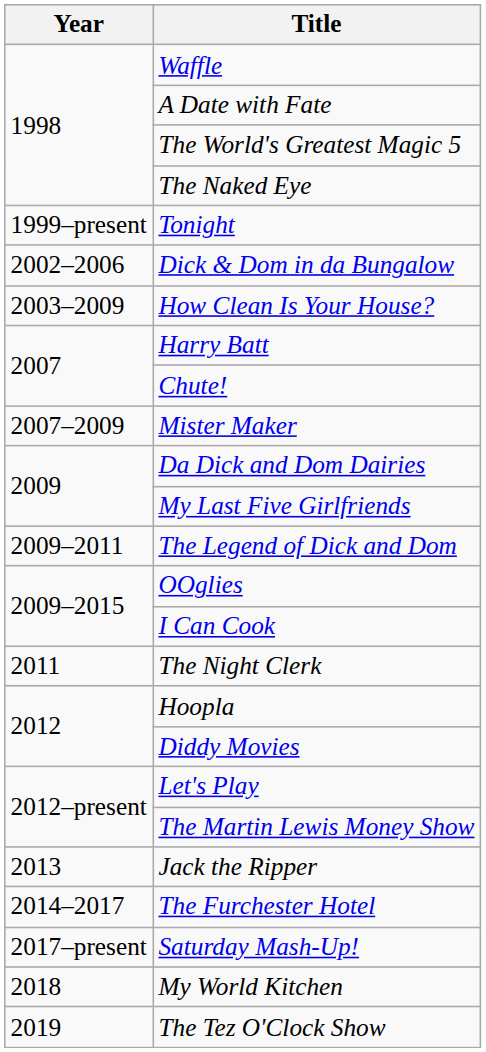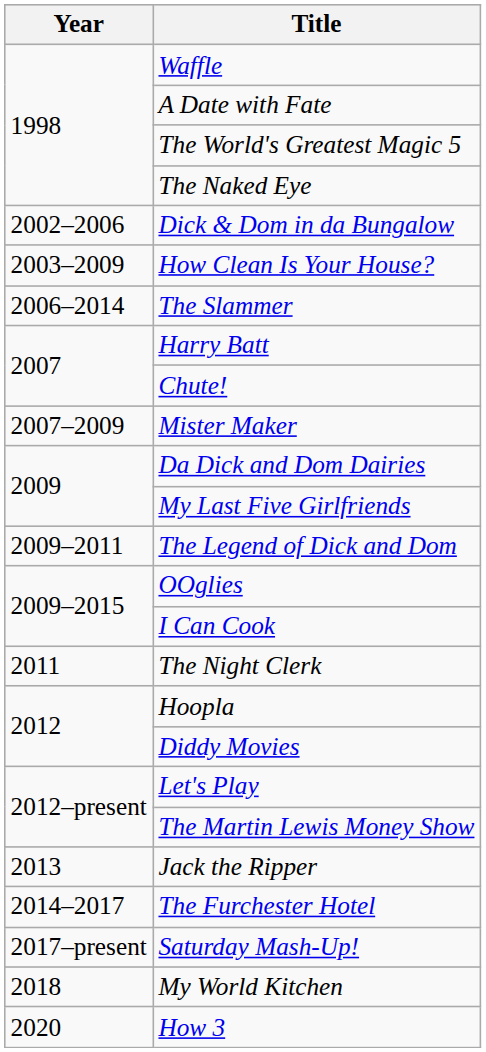- row: (197, 225)
+ row: (226, 305)
- row: (272, 1026)
+ row: (192, 1026)
